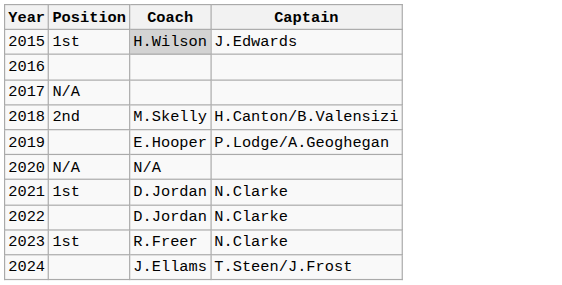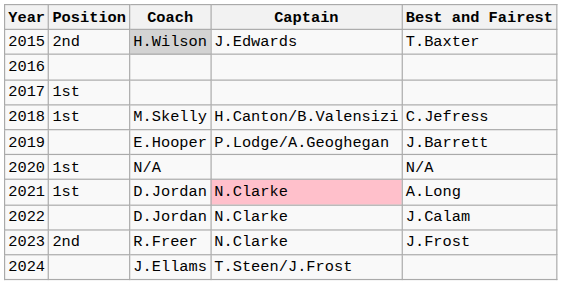+ column: (479, 17)
(66, 42) 1st -> (66, 42) 2nd
(66, 92) N/A -> (66, 92) 1st
(66, 117) 2nd -> (66, 117) 1st
(66, 167) N/A -> (66, 167) 1st
(251, 192) no background -> (251, 192) pink background
(66, 242) 1st -> (66, 242) 2nd
